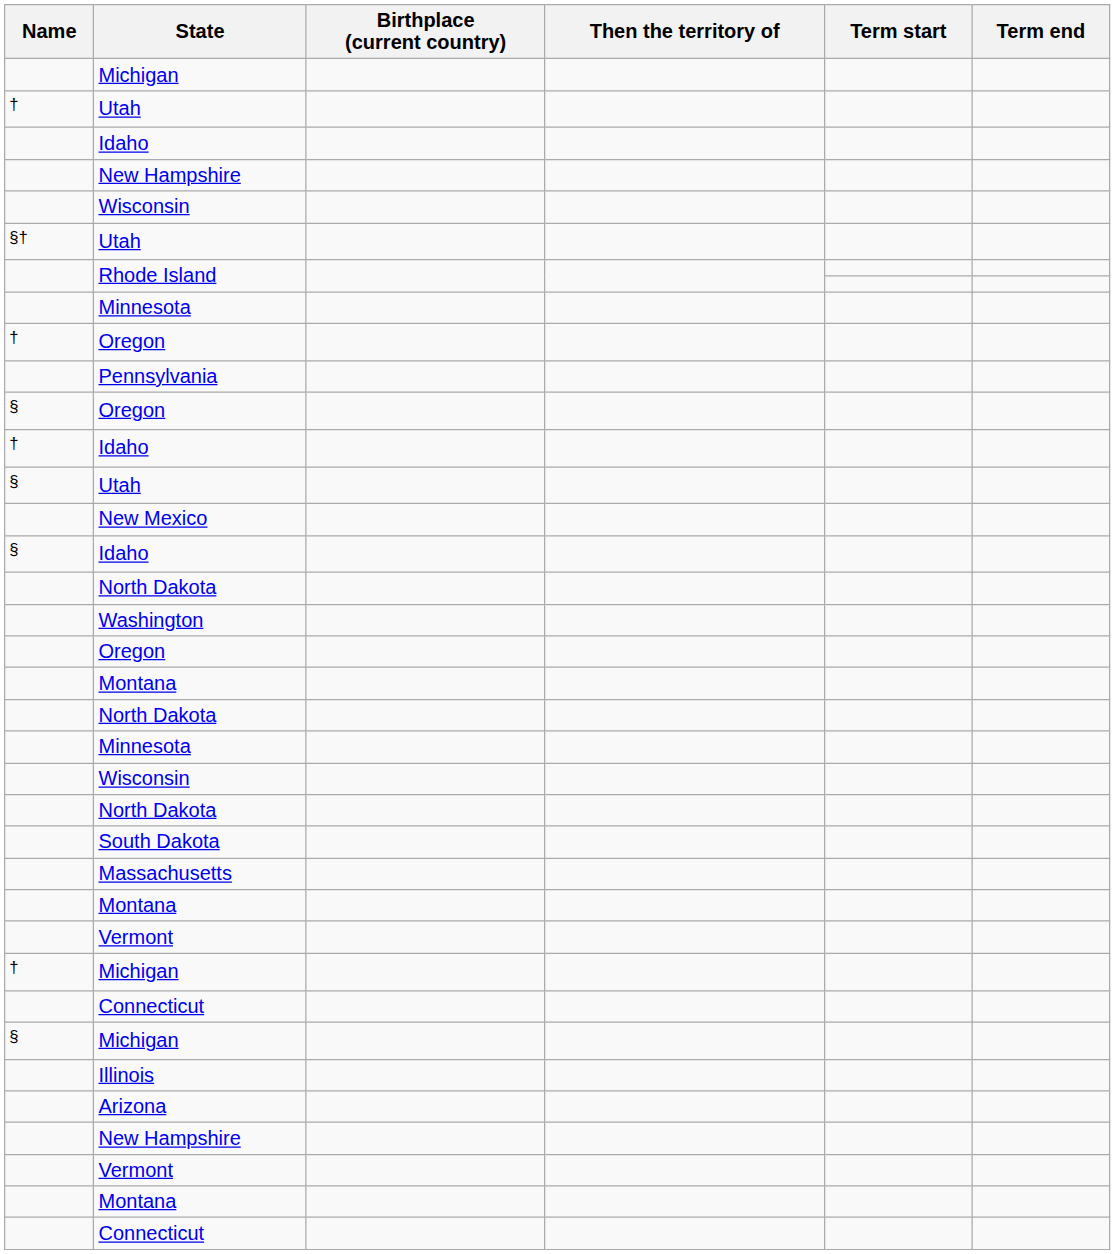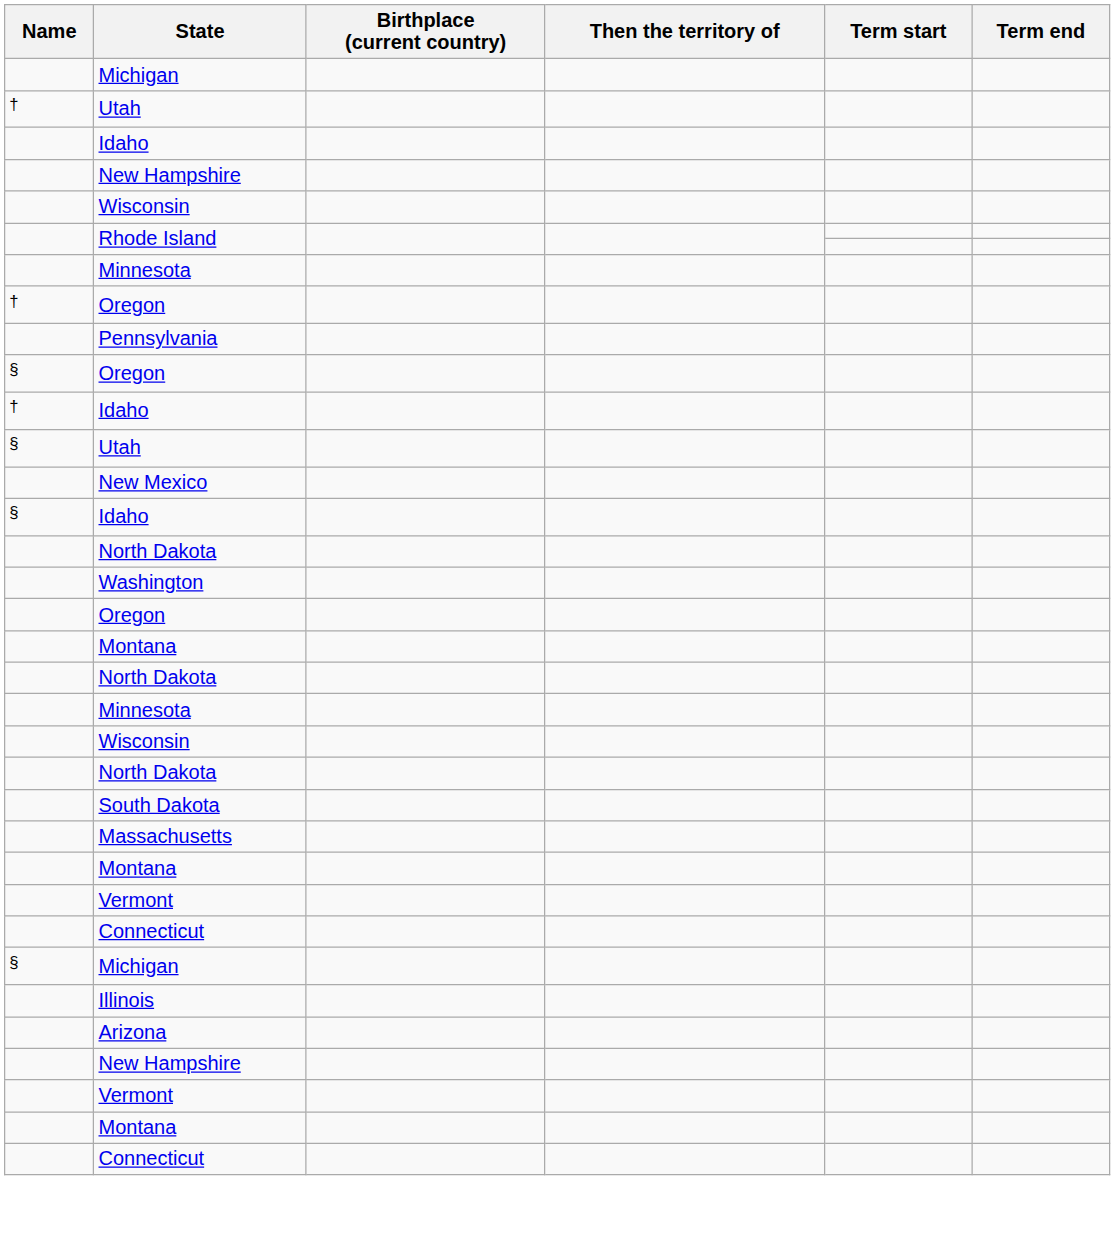- row: (19, 237)
- row: (14, 967)
